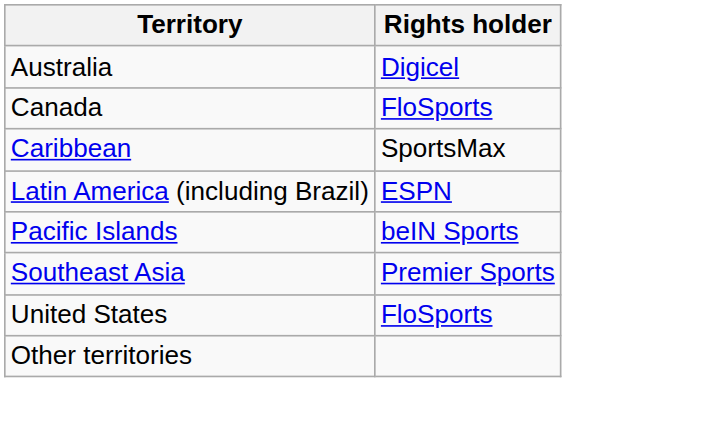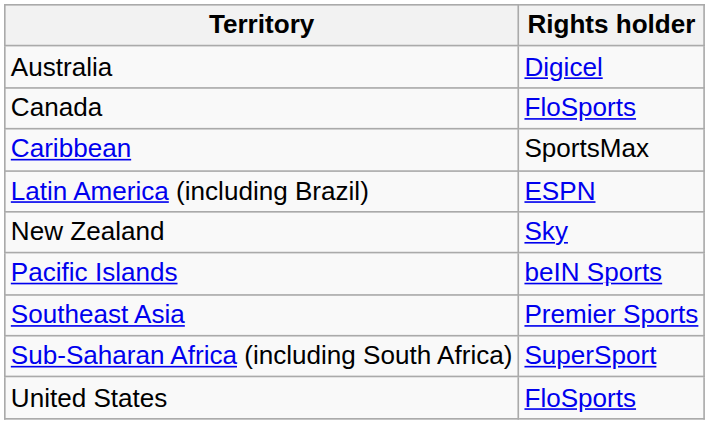+ row: (88, 231)
+ row: (262, 356)
- row: (101, 356)
